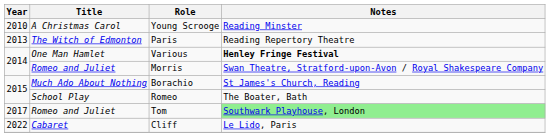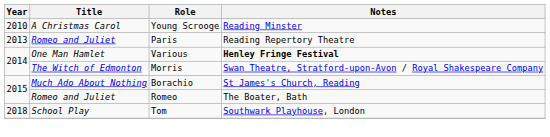(87, 40) The Witch of Edmonton -> (73, 40) Romeo and Juliet
(73, 68) Romeo and Juliet -> (87, 68) The Witch of Edmonton
(60, 97) School Play -> (73, 97) Romeo and Juliet
(17, 111) 2017 -> (17, 111) 2018
(73, 111) Romeo and Juliet -> (60, 111) School Play
(294, 111) lightgreen background -> (294, 111) no background
- row: (164, 125)
